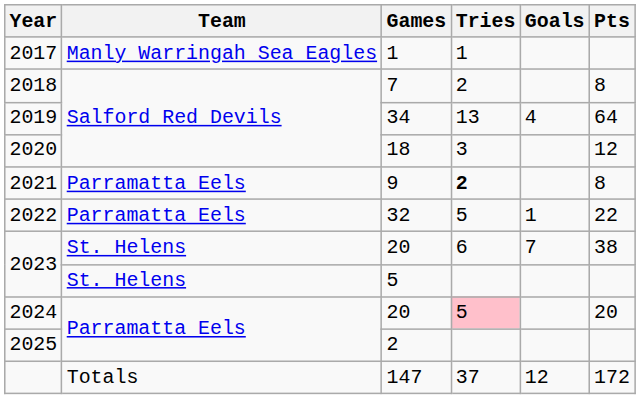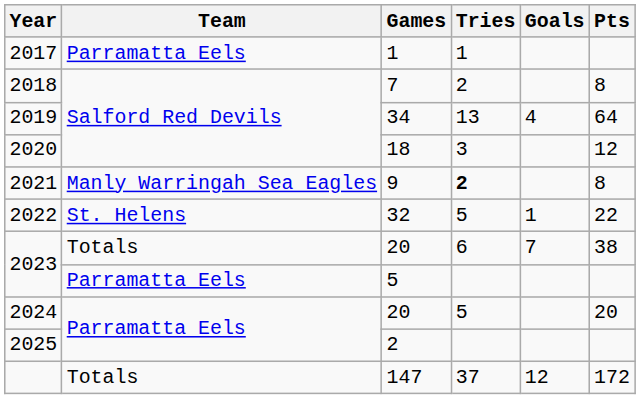(222, 53) Manly Warringah Sea Eagles -> (156, 53) Parramatta Eels
(156, 183) Parramatta Eels -> (222, 183) Manly Warringah Sea Eagles
(156, 215) Parramatta Eels -> (126, 215) St. Helens
(126, 248) St. Helens -> (103, 248) Totals
(126, 280) St. Helens -> (156, 280) Parramatta Eels
(462, 313) pink background -> (462, 313) no background
